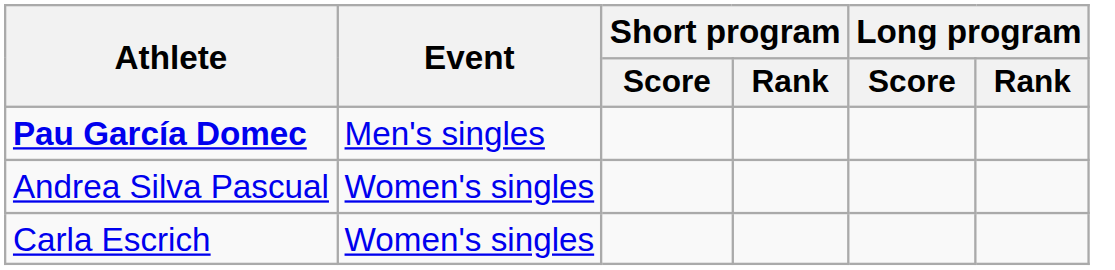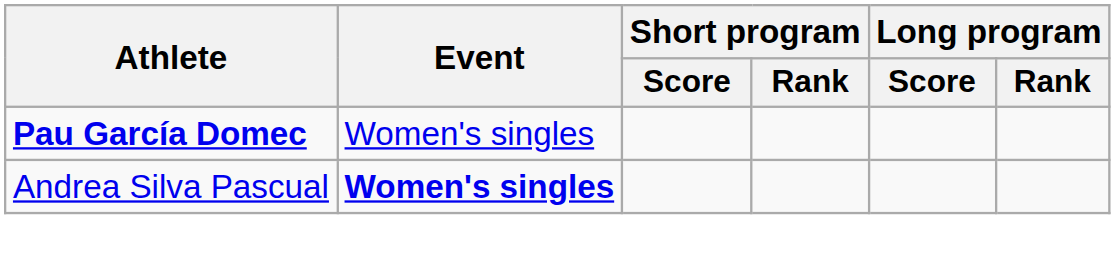(445, 134) Men's singles -> (469, 134) Women's singles
(469, 187) normal -> (479, 187) bold
- row: (112, 239)
